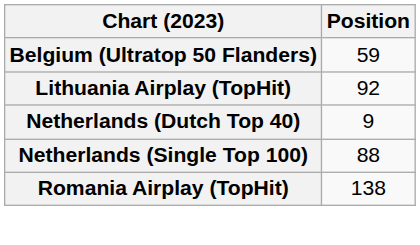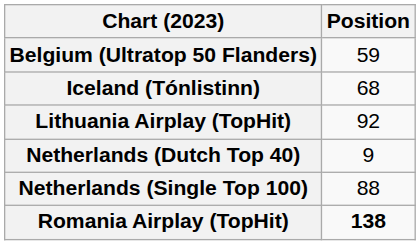+ row: (163, 88)
(368, 188) normal -> (368, 222) bold
